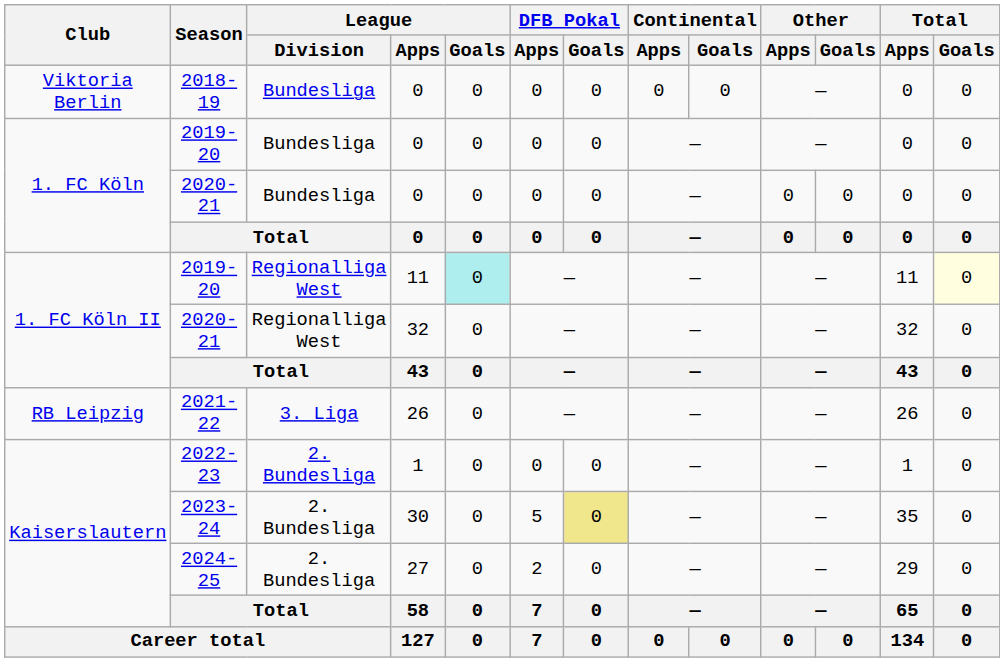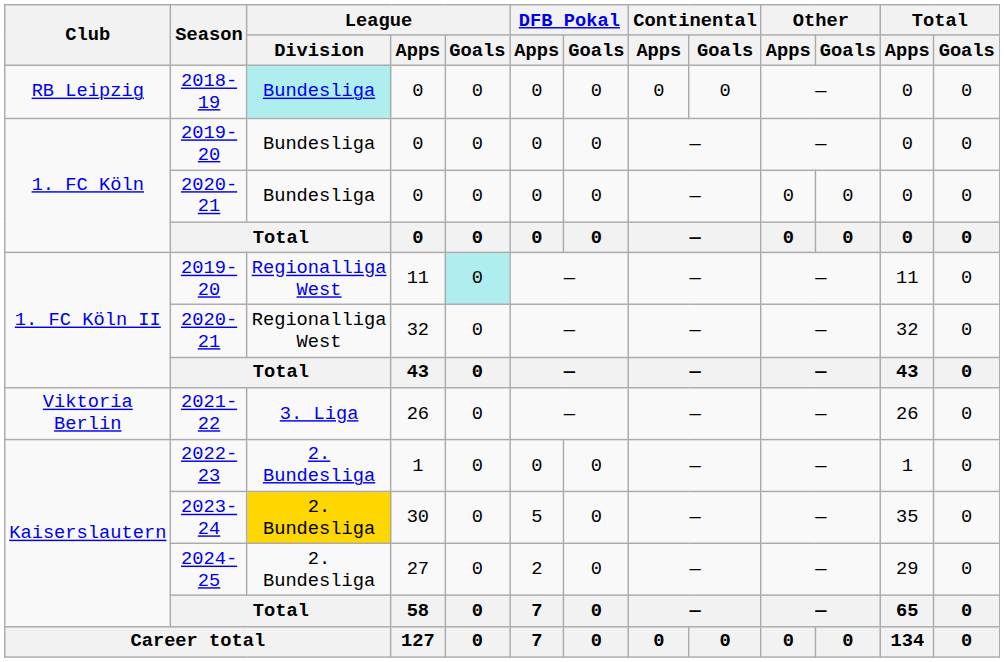(88, 92) Viktoria Berlin -> (88, 92) RB Leipzig
(319, 92) no background -> (319, 92) paleturquoise background
(967, 279) lightyellow background -> (967, 279) no background
(88, 413) RB Leipzig -> (88, 413) Viktoria Berlin
(319, 518) no background -> (319, 518) gold background
(596, 518) khaki background -> (596, 518) no background
